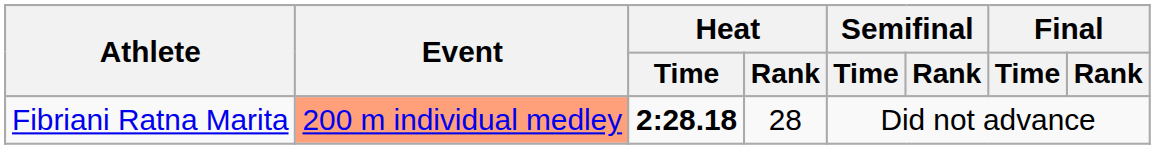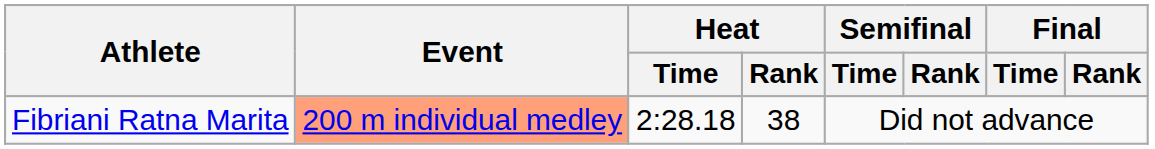(687, 121) bold -> (686, 121) normal
(785, 121) 28 -> (784, 121) 38
